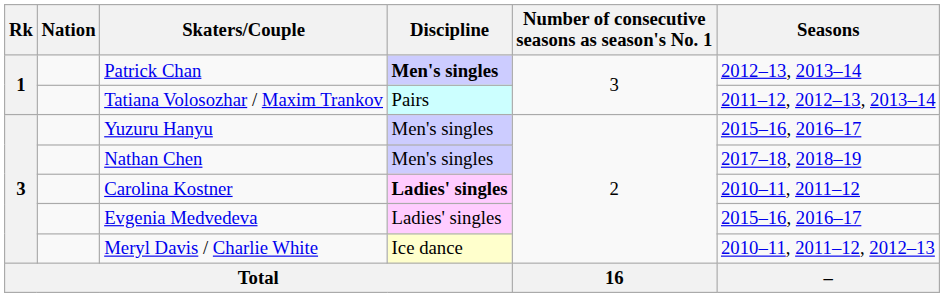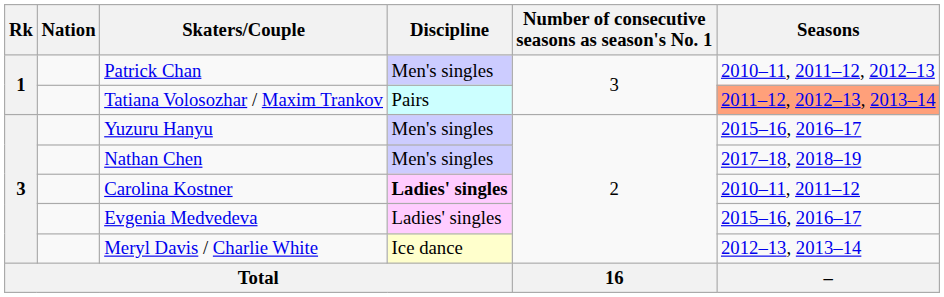(445, 70) bold -> (442, 70) normal
(791, 70) 2012–13, 2013–14 -> (828, 70) 2010–11, 2011–12, 2012–13
(828, 99) no background -> (828, 99) lightsalmon background
(828, 248) 2010–11, 2011–12, 2012–13 -> (791, 248) 2012–13, 2013–14
